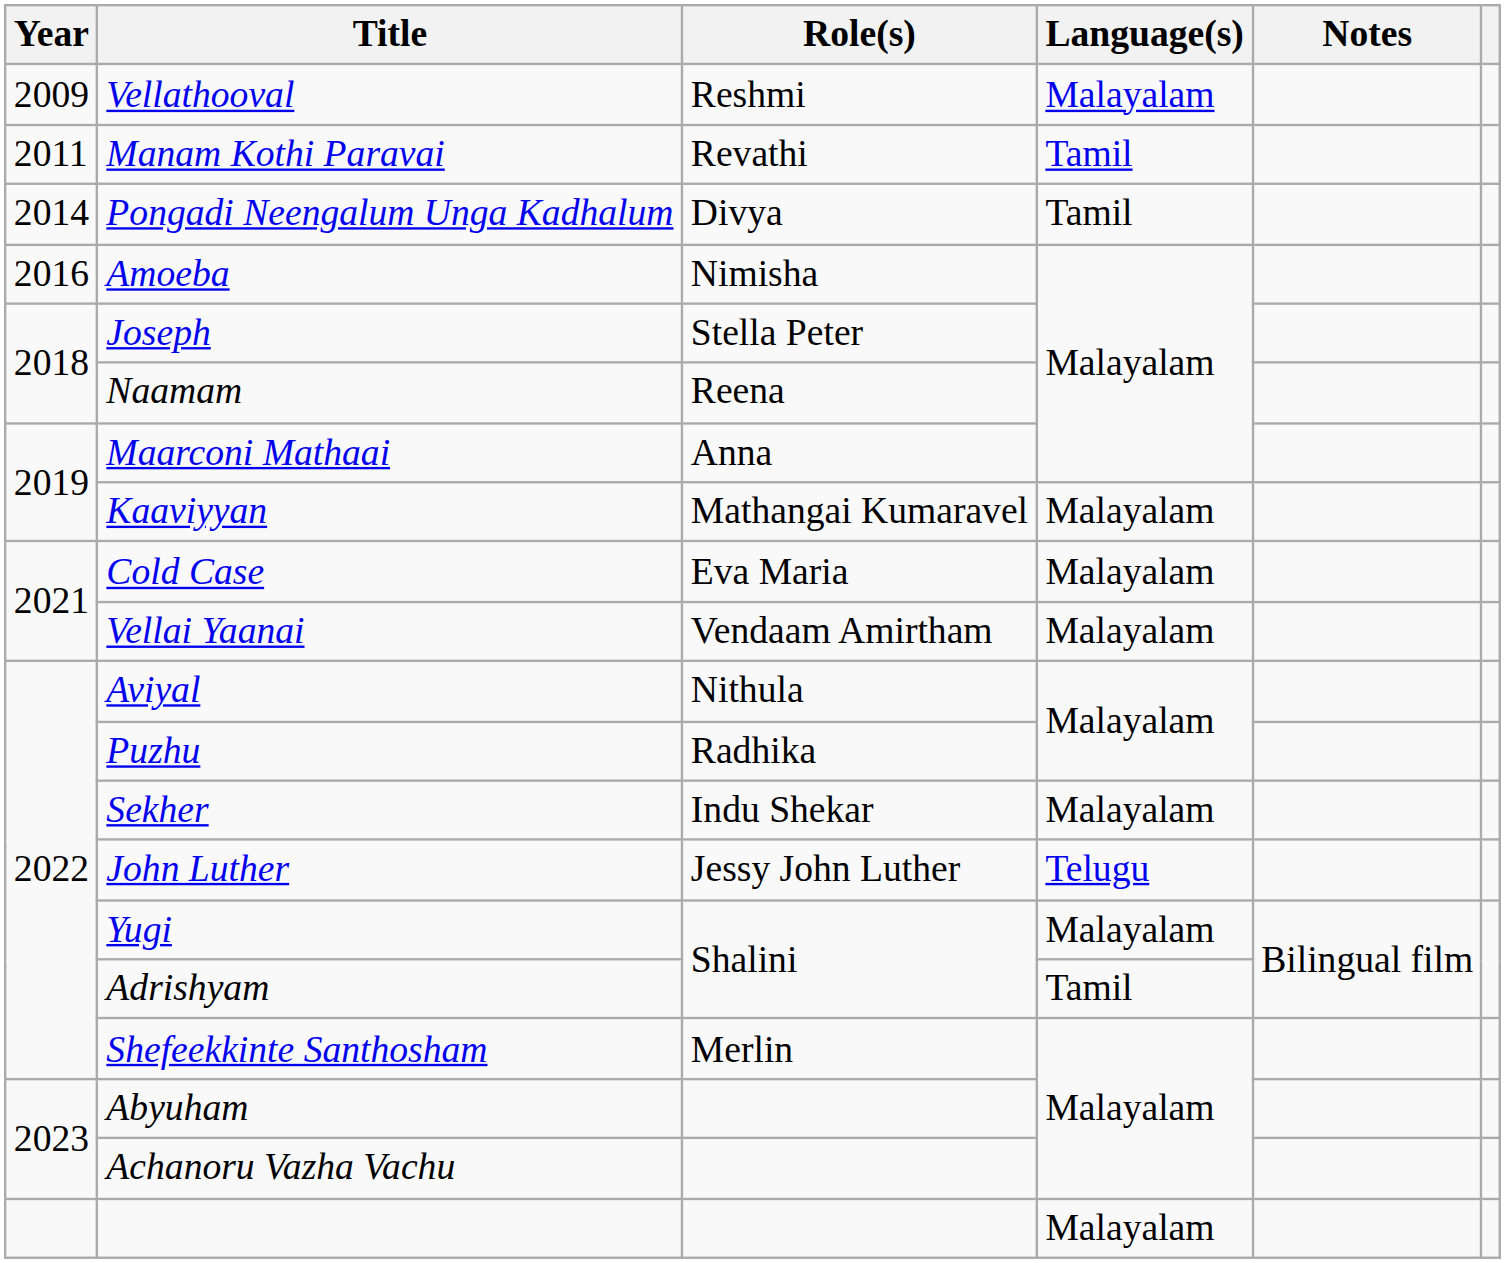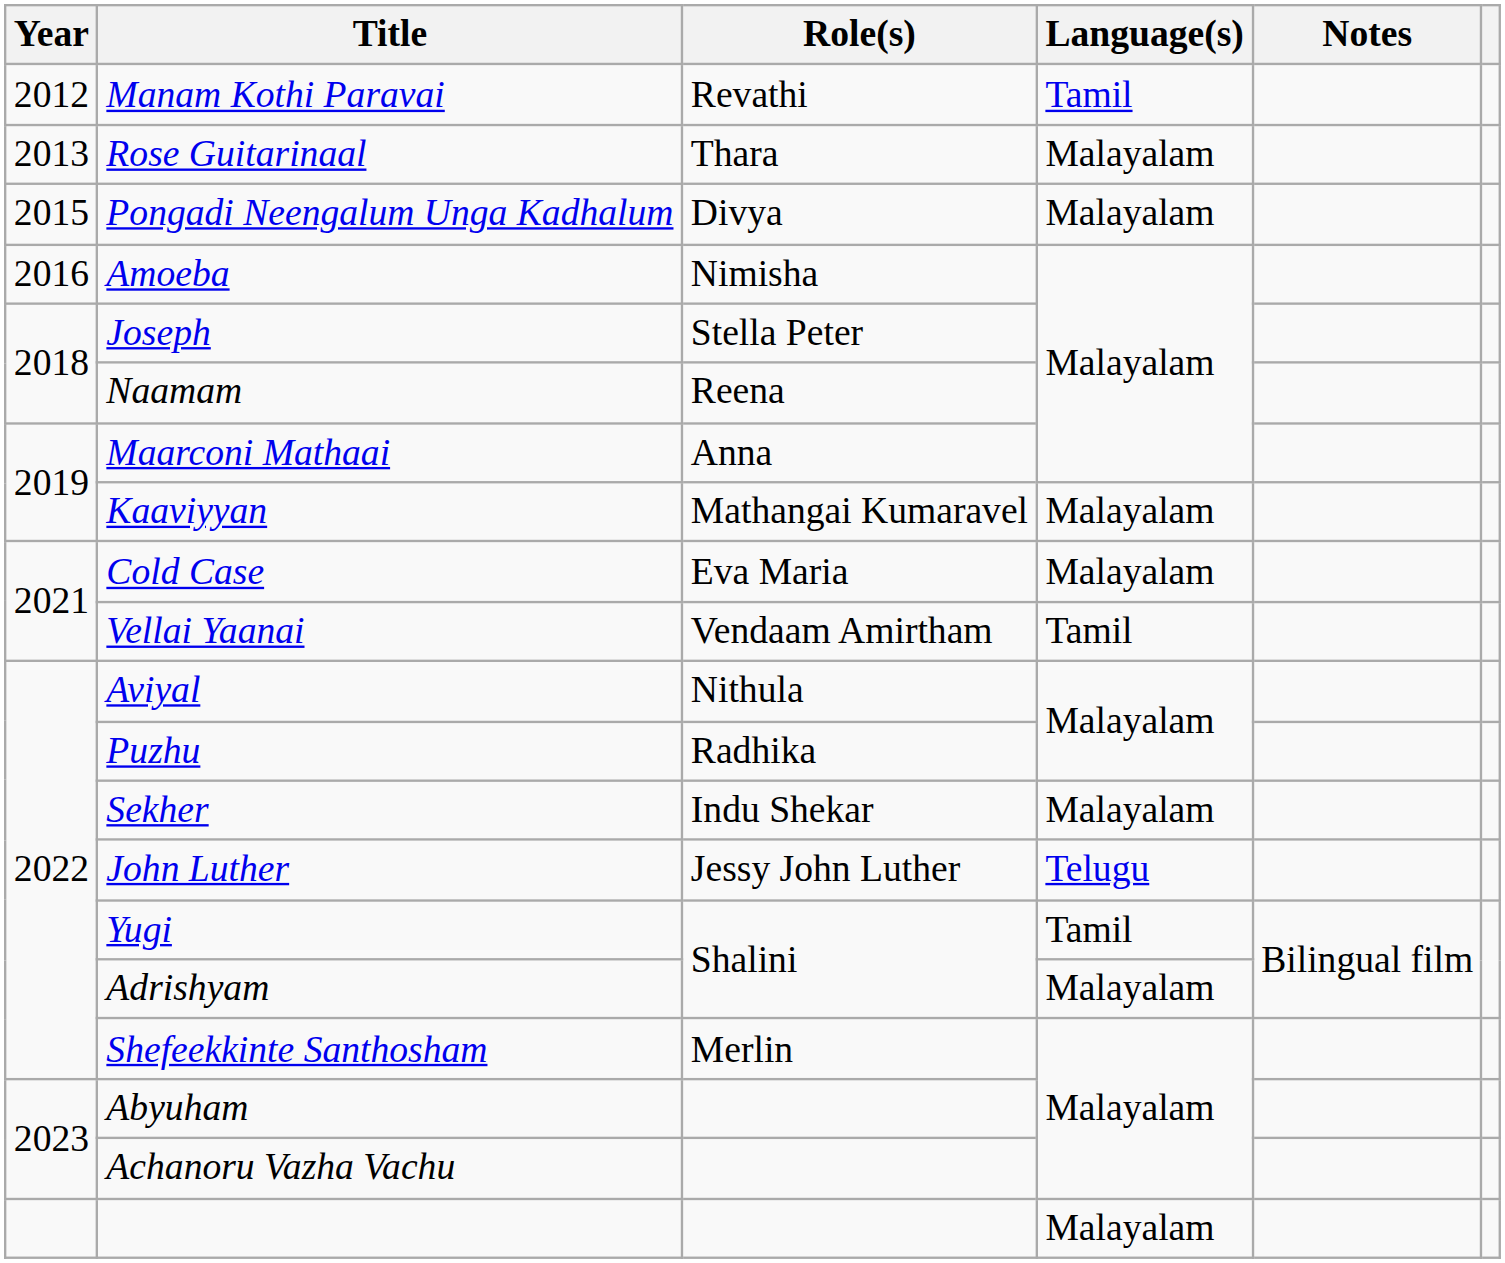- row: (200, 93)
(51, 153) 2011 -> (51, 93) 2012
+ row: (236, 153)
(51, 213) 2014 -> (51, 213) 2015
(1089, 213) Tamil -> (1130, 213) Malayalam
(1130, 630) Malayalam -> (1089, 630) Tamil
(1130, 928) Malayalam -> (1089, 928) Tamil
(1089, 988) Tamil -> (1130, 988) Malayalam
